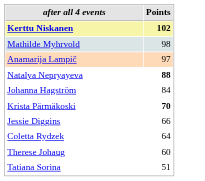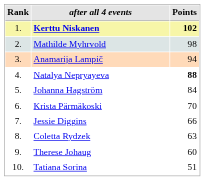+ column: (18, 12)
(166, 59) 97 -> (192, 59) 94
(166, 106) bold -> (192, 106) normal
(166, 136) 64 -> (192, 136) 63
